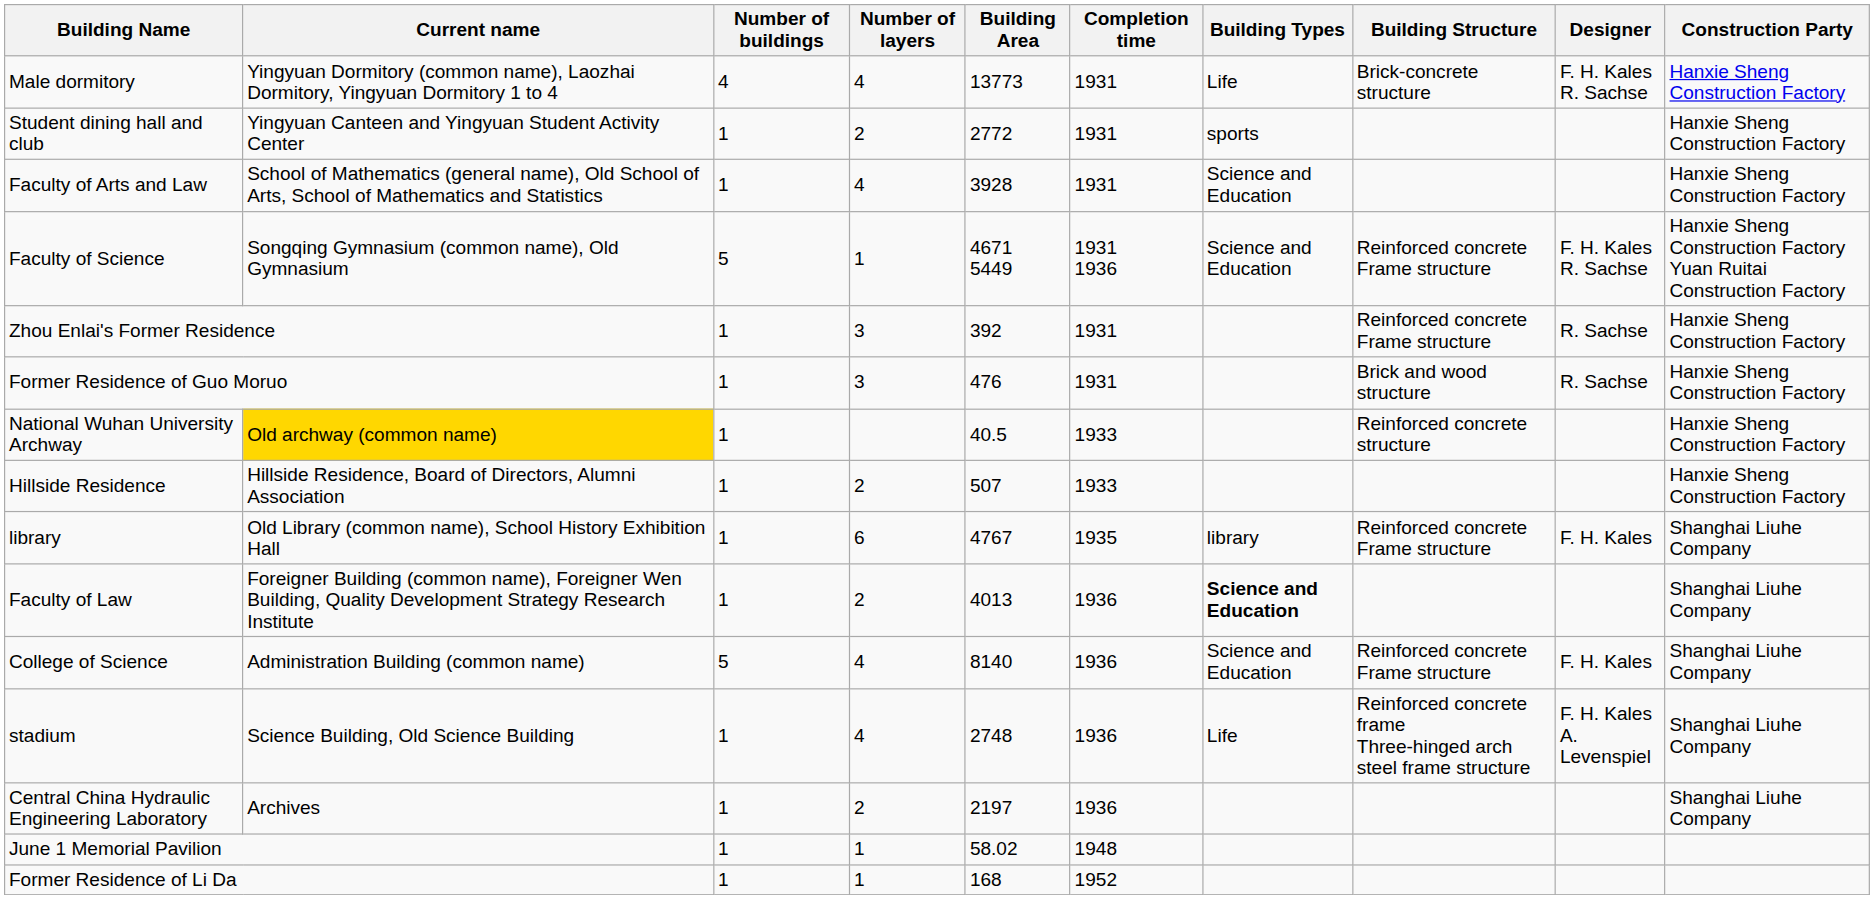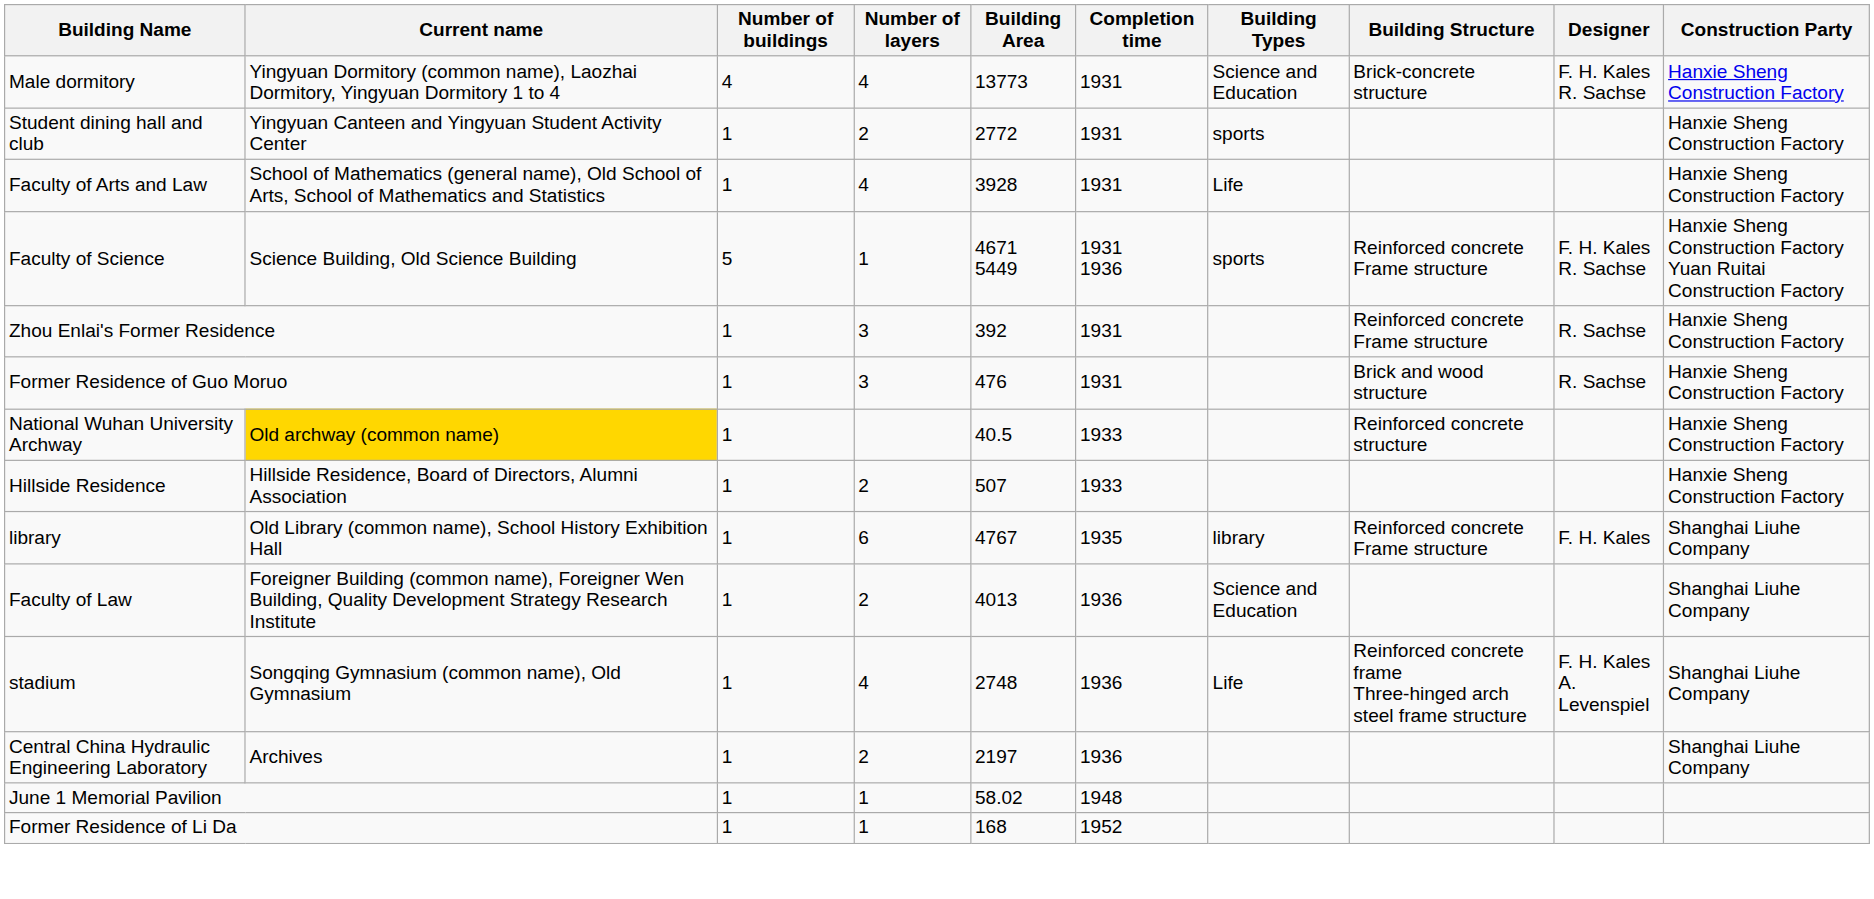(1222, 81) Life -> (1265, 81) Science and Education
(1259, 185) Science and Education -> (1228, 185) Life
(433, 258) Songqing Gymnasium (common name), Old Gymnasium -> (413, 258) Science Building, Old Science Building
(1259, 258) Science and Education -> (1239, 258) sports
(1262, 600) bold -> (1265, 600) normal
- row: (88, 662)
(411, 735) Science Building, Old Science Building -> (435, 683) Songqing Gymnasium (common name), Old Gymnasium
